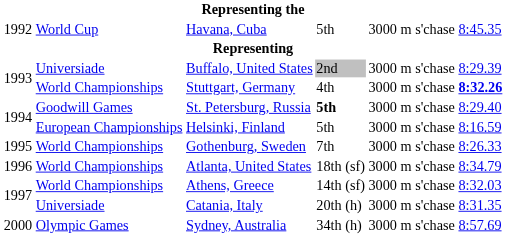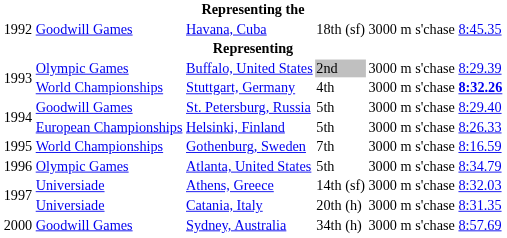(67, 29) World Cup -> (84, 29) Goodwill Games
(325, 29) 5th -> (341, 29) 18th (sf)
(70, 68) Universiade -> (82, 68) Olympic Games
(326, 107) bold -> (325, 107) normal
(480, 127) 8:16.59 -> (480, 127) 8:26.33
(480, 146) 8:26.33 -> (480, 146) 8:16.59
(99, 166) World Championships -> (82, 166) Olympic Games
(341, 166) 18th (sf) -> (325, 166) 5th
(99, 185) World Championships -> (70, 185) Universiade
(82, 225) Olympic Games -> (84, 225) Goodwill Games
